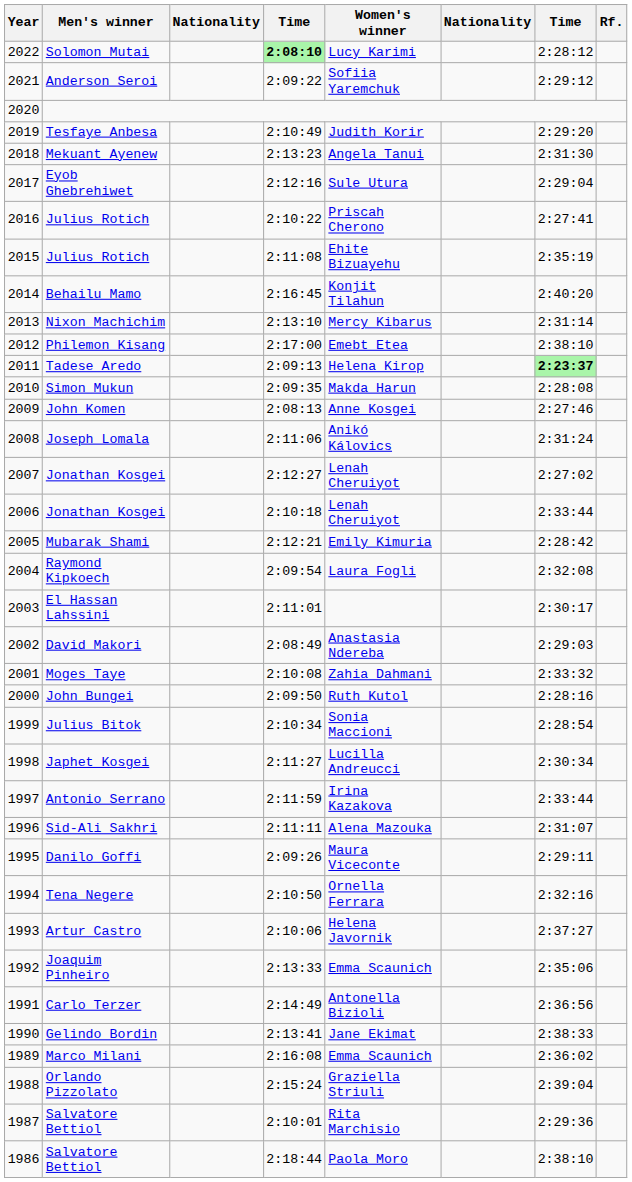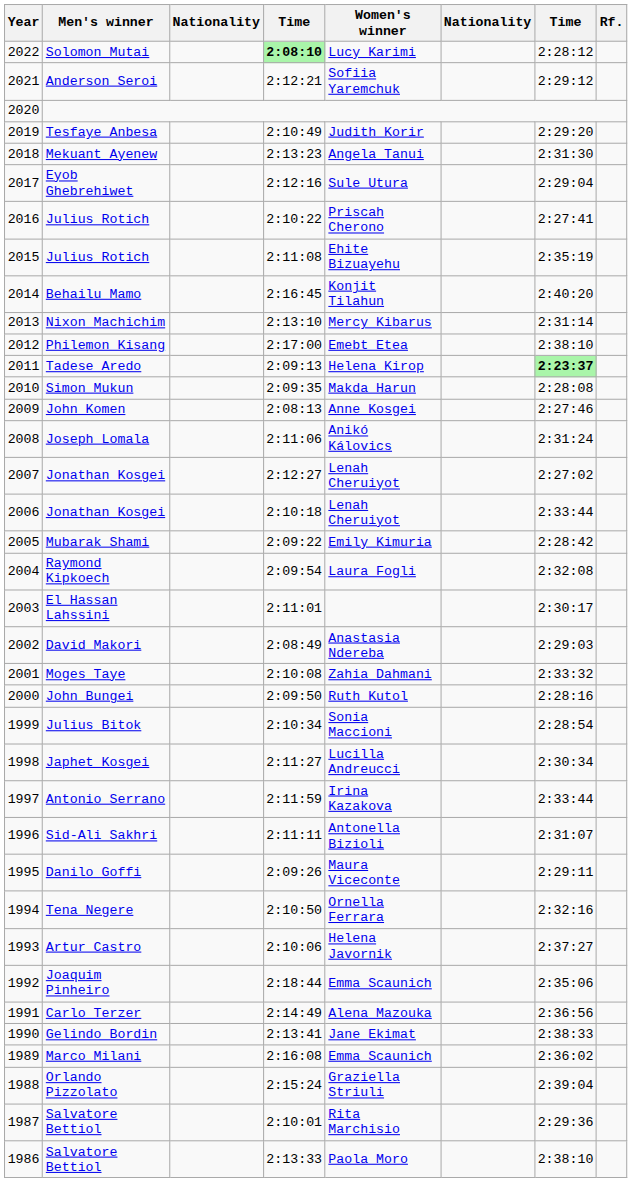(294, 81) 2:09:22 -> (294, 81) 2:12:21
(294, 542) 2:12:21 -> (294, 542) 2:09:22
(380, 828) Alena Mazouka -> (364, 836) Antonella Bizioli
(294, 968) 2:13:33 -> (294, 984) 2:18:44
(364, 1005) Antonella Bizioli -> (380, 1013) Alena Mazouka
(294, 1159) 2:18:44 -> (294, 1159) 2:13:33
